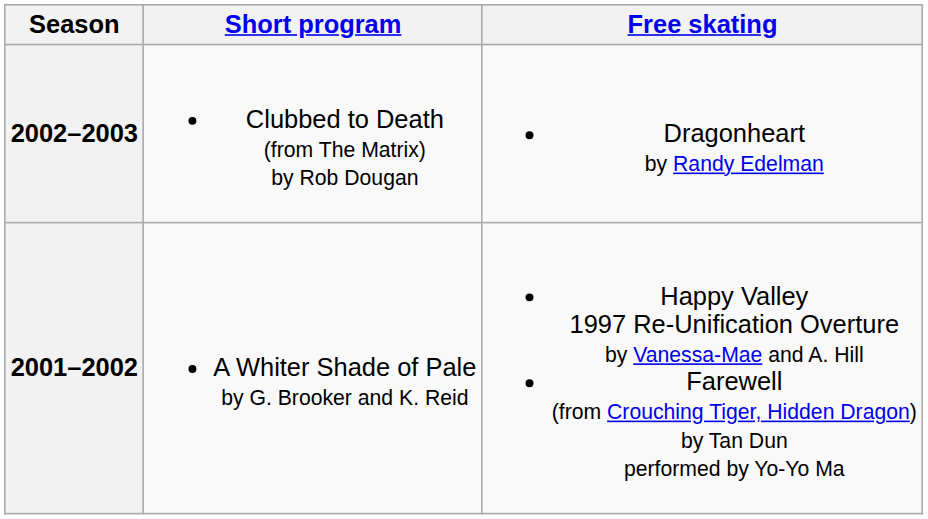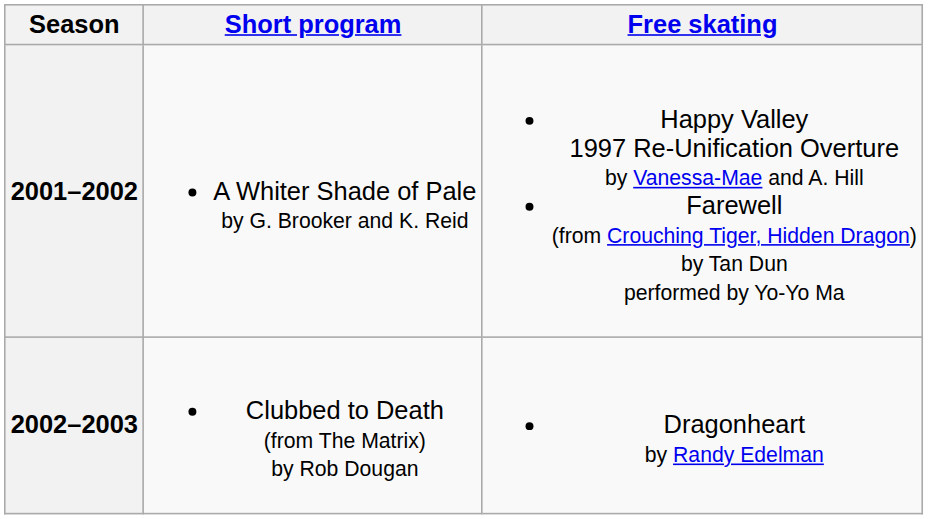rows swapped: (74, 133) <-> (74, 367)
